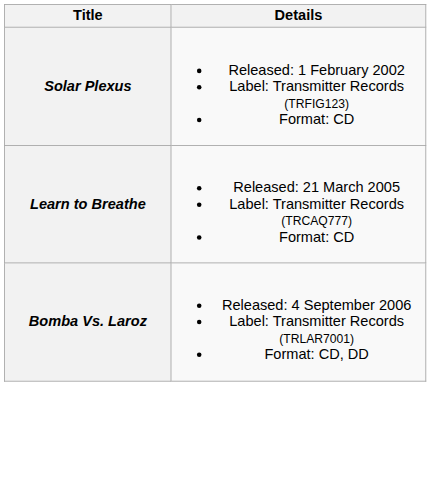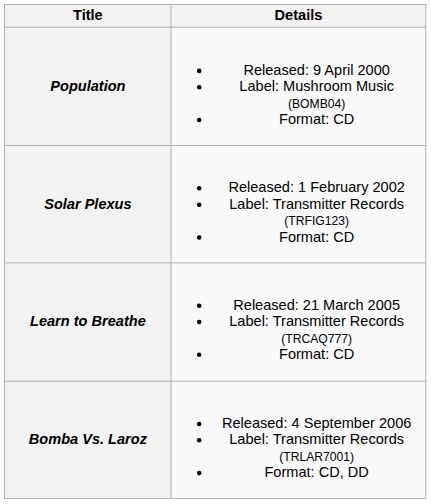+ row: (88, 86)
